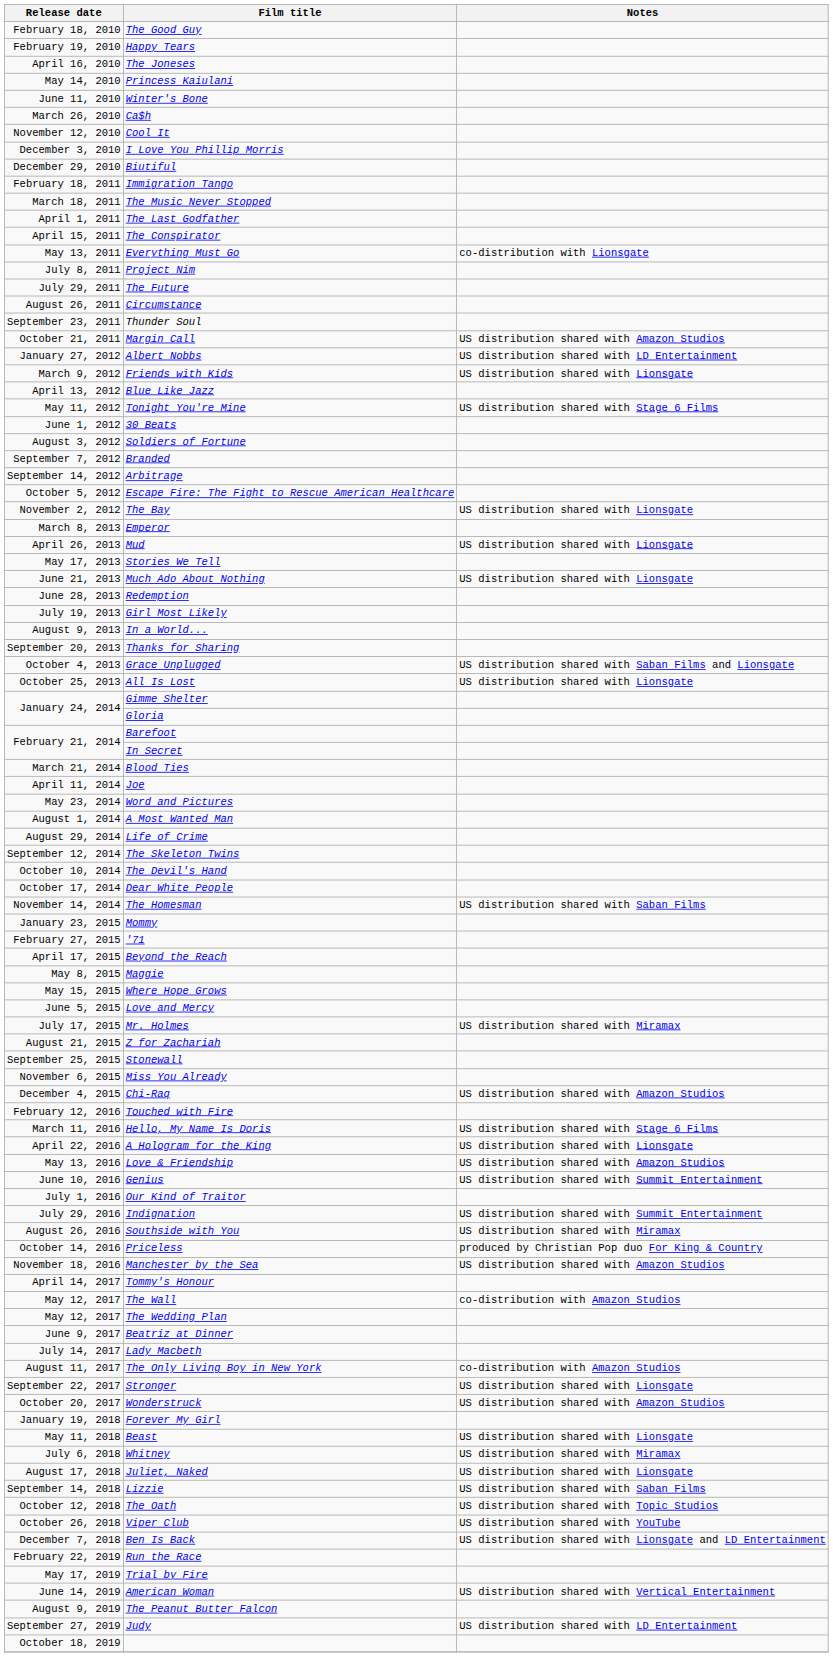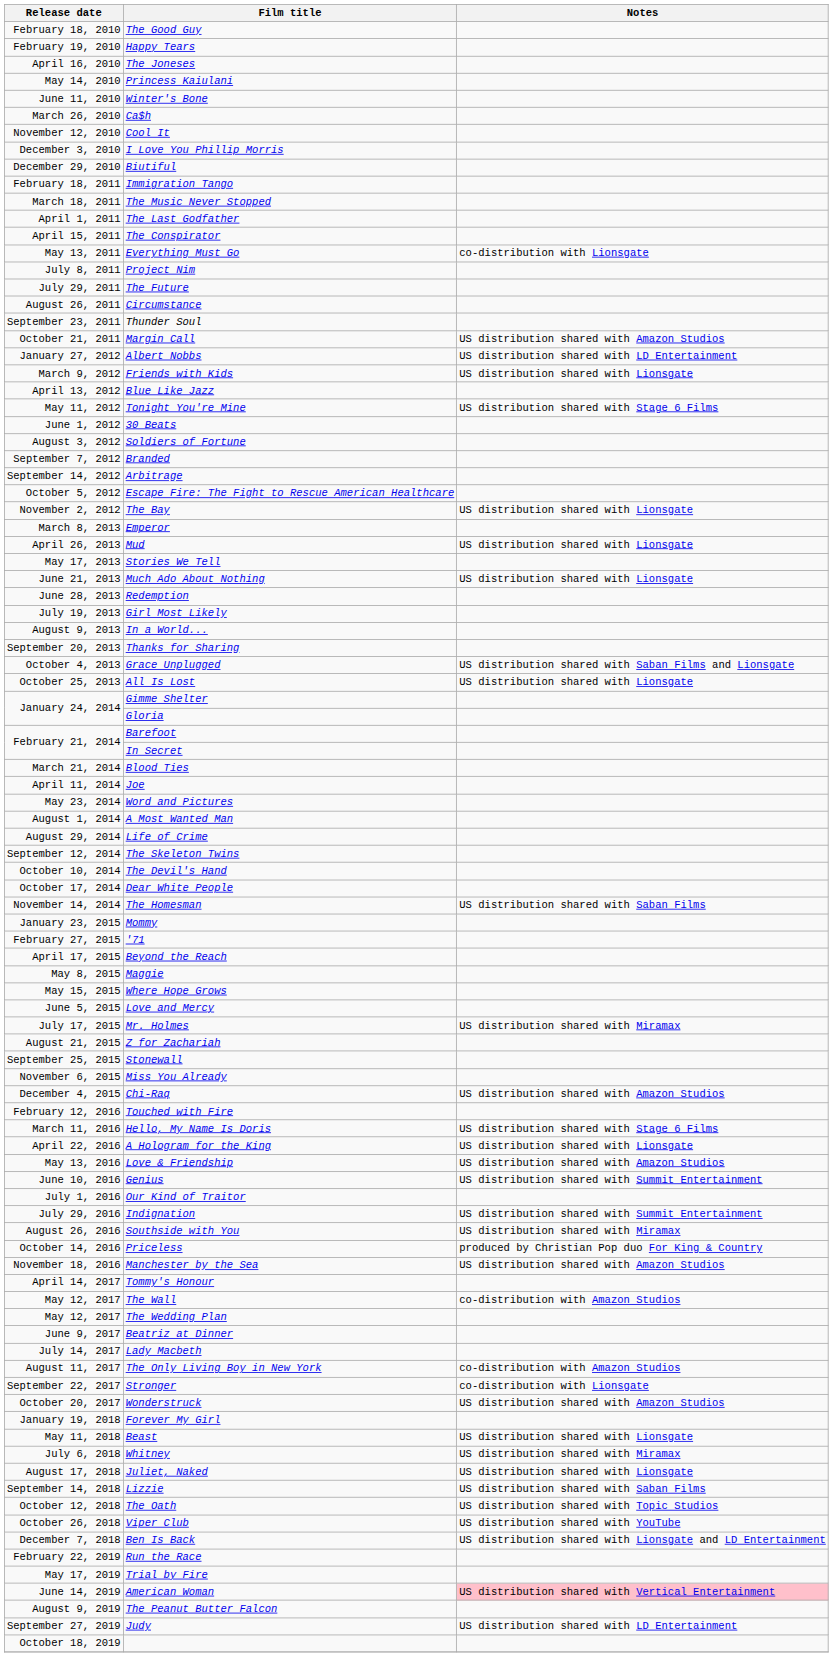(576, 1386) US distribution shared with Lionsgate -> (554, 1386) co-distribution with Lionsgate
(617, 1592) no background -> (617, 1592) pink background
